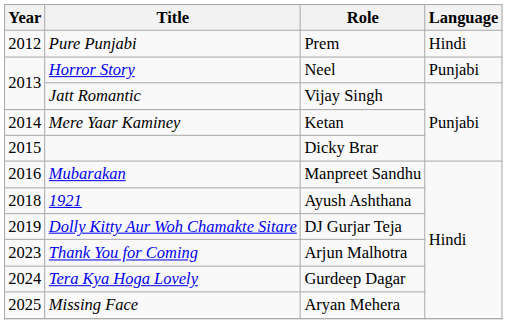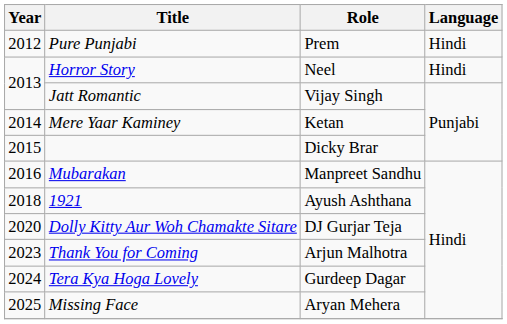(454, 69) Punjabi -> (448, 69) Hindi
(25, 226) 2019 -> (25, 226) 2020
